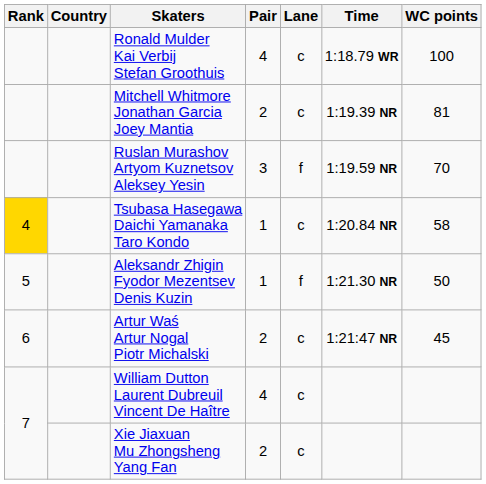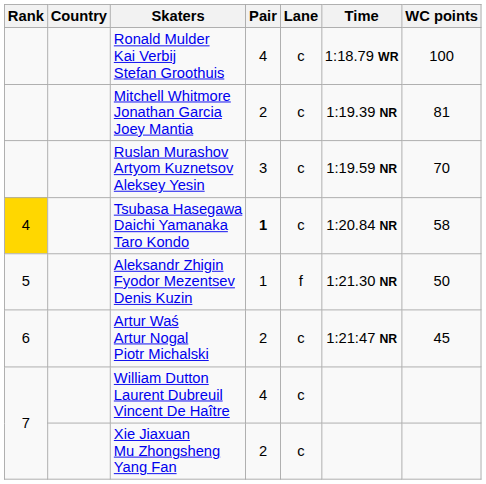(301, 169) f -> (301, 169) c
(263, 225) normal -> (263, 225) bold
